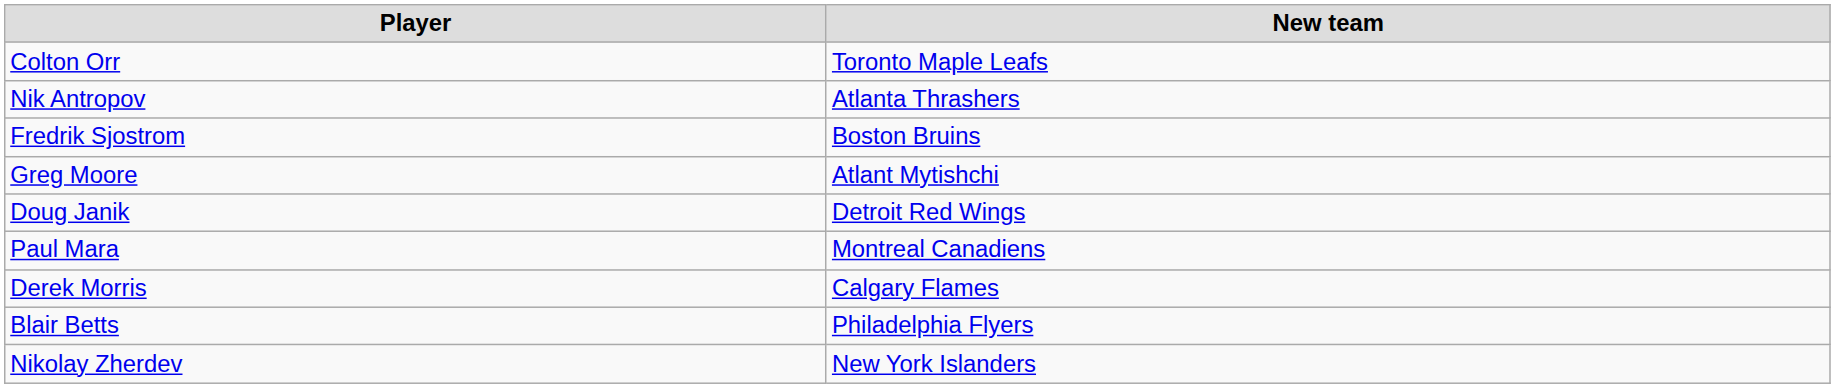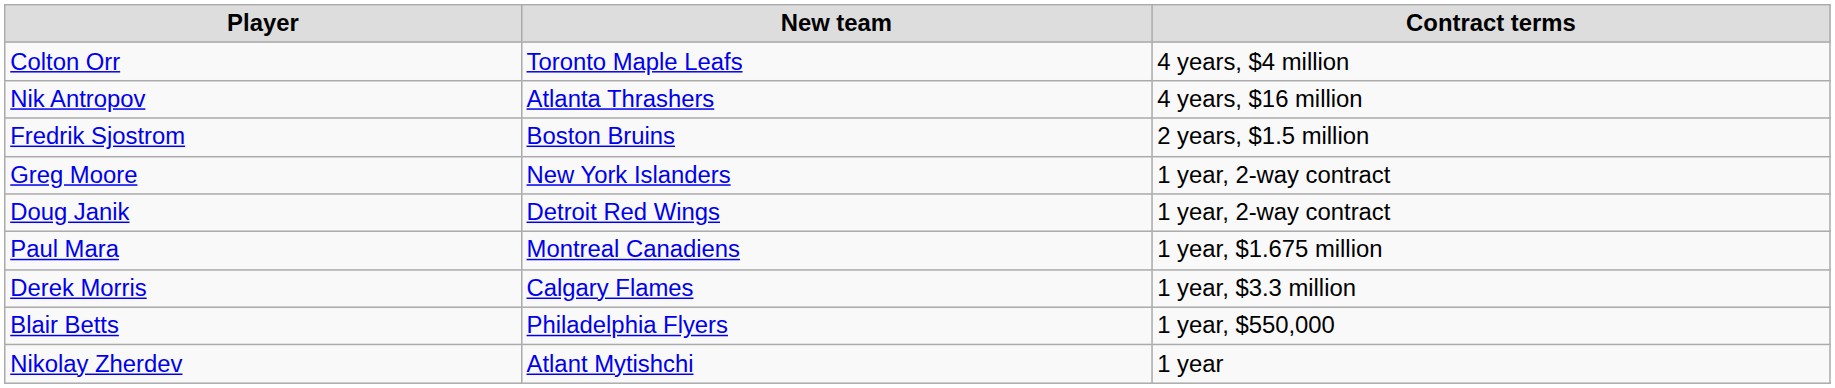+ column: (1491, 23)
(915, 174) Atlant Mytishchi -> (629, 174) New York Islanders
(934, 363) New York Islanders -> (610, 363) Atlant Mytishchi
